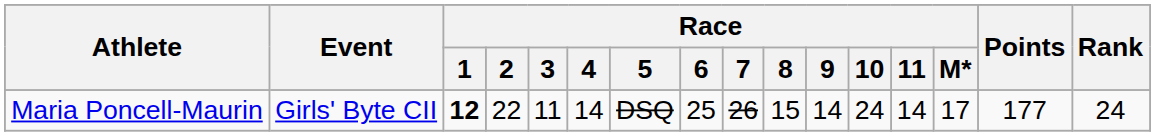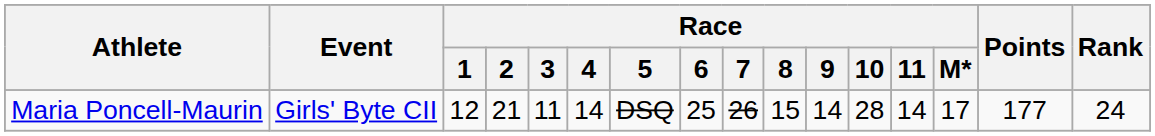(464, 111) bold -> (464, 111) normal
(507, 111) 22 -> (507, 111) 21
(870, 111) 24 -> (870, 111) 28
